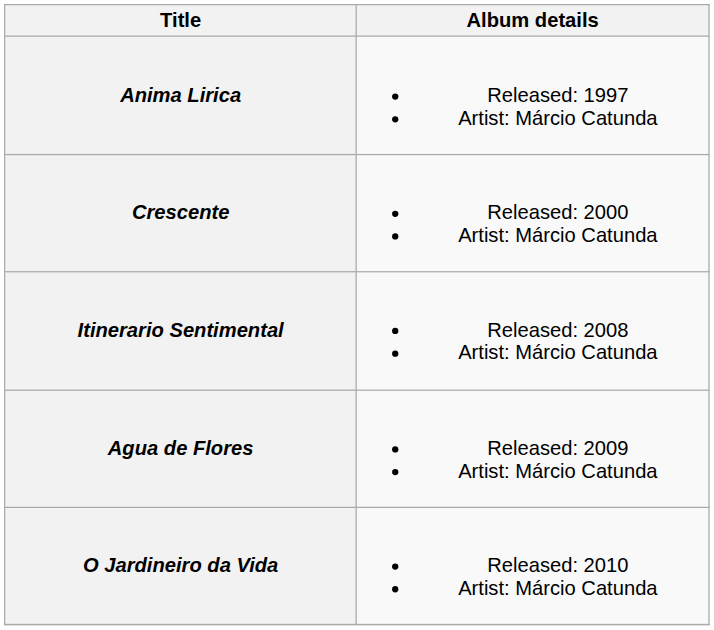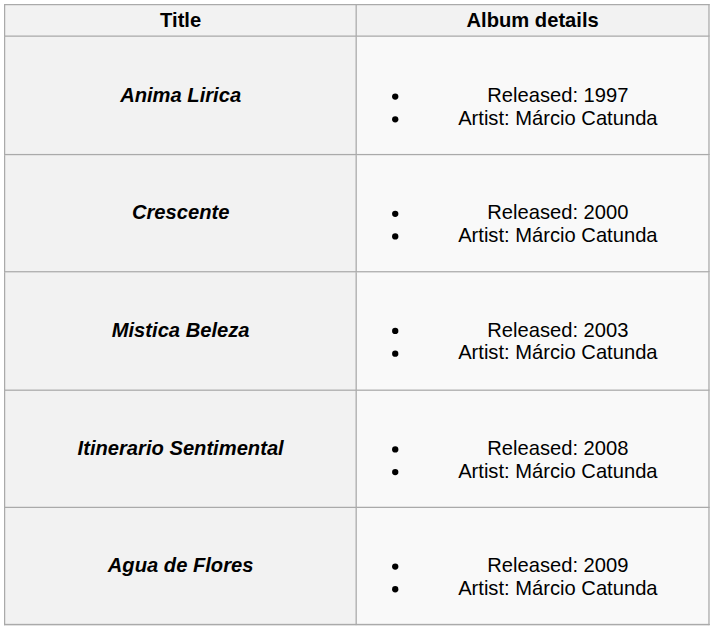+ row: (181, 330)
- row: (181, 565)
